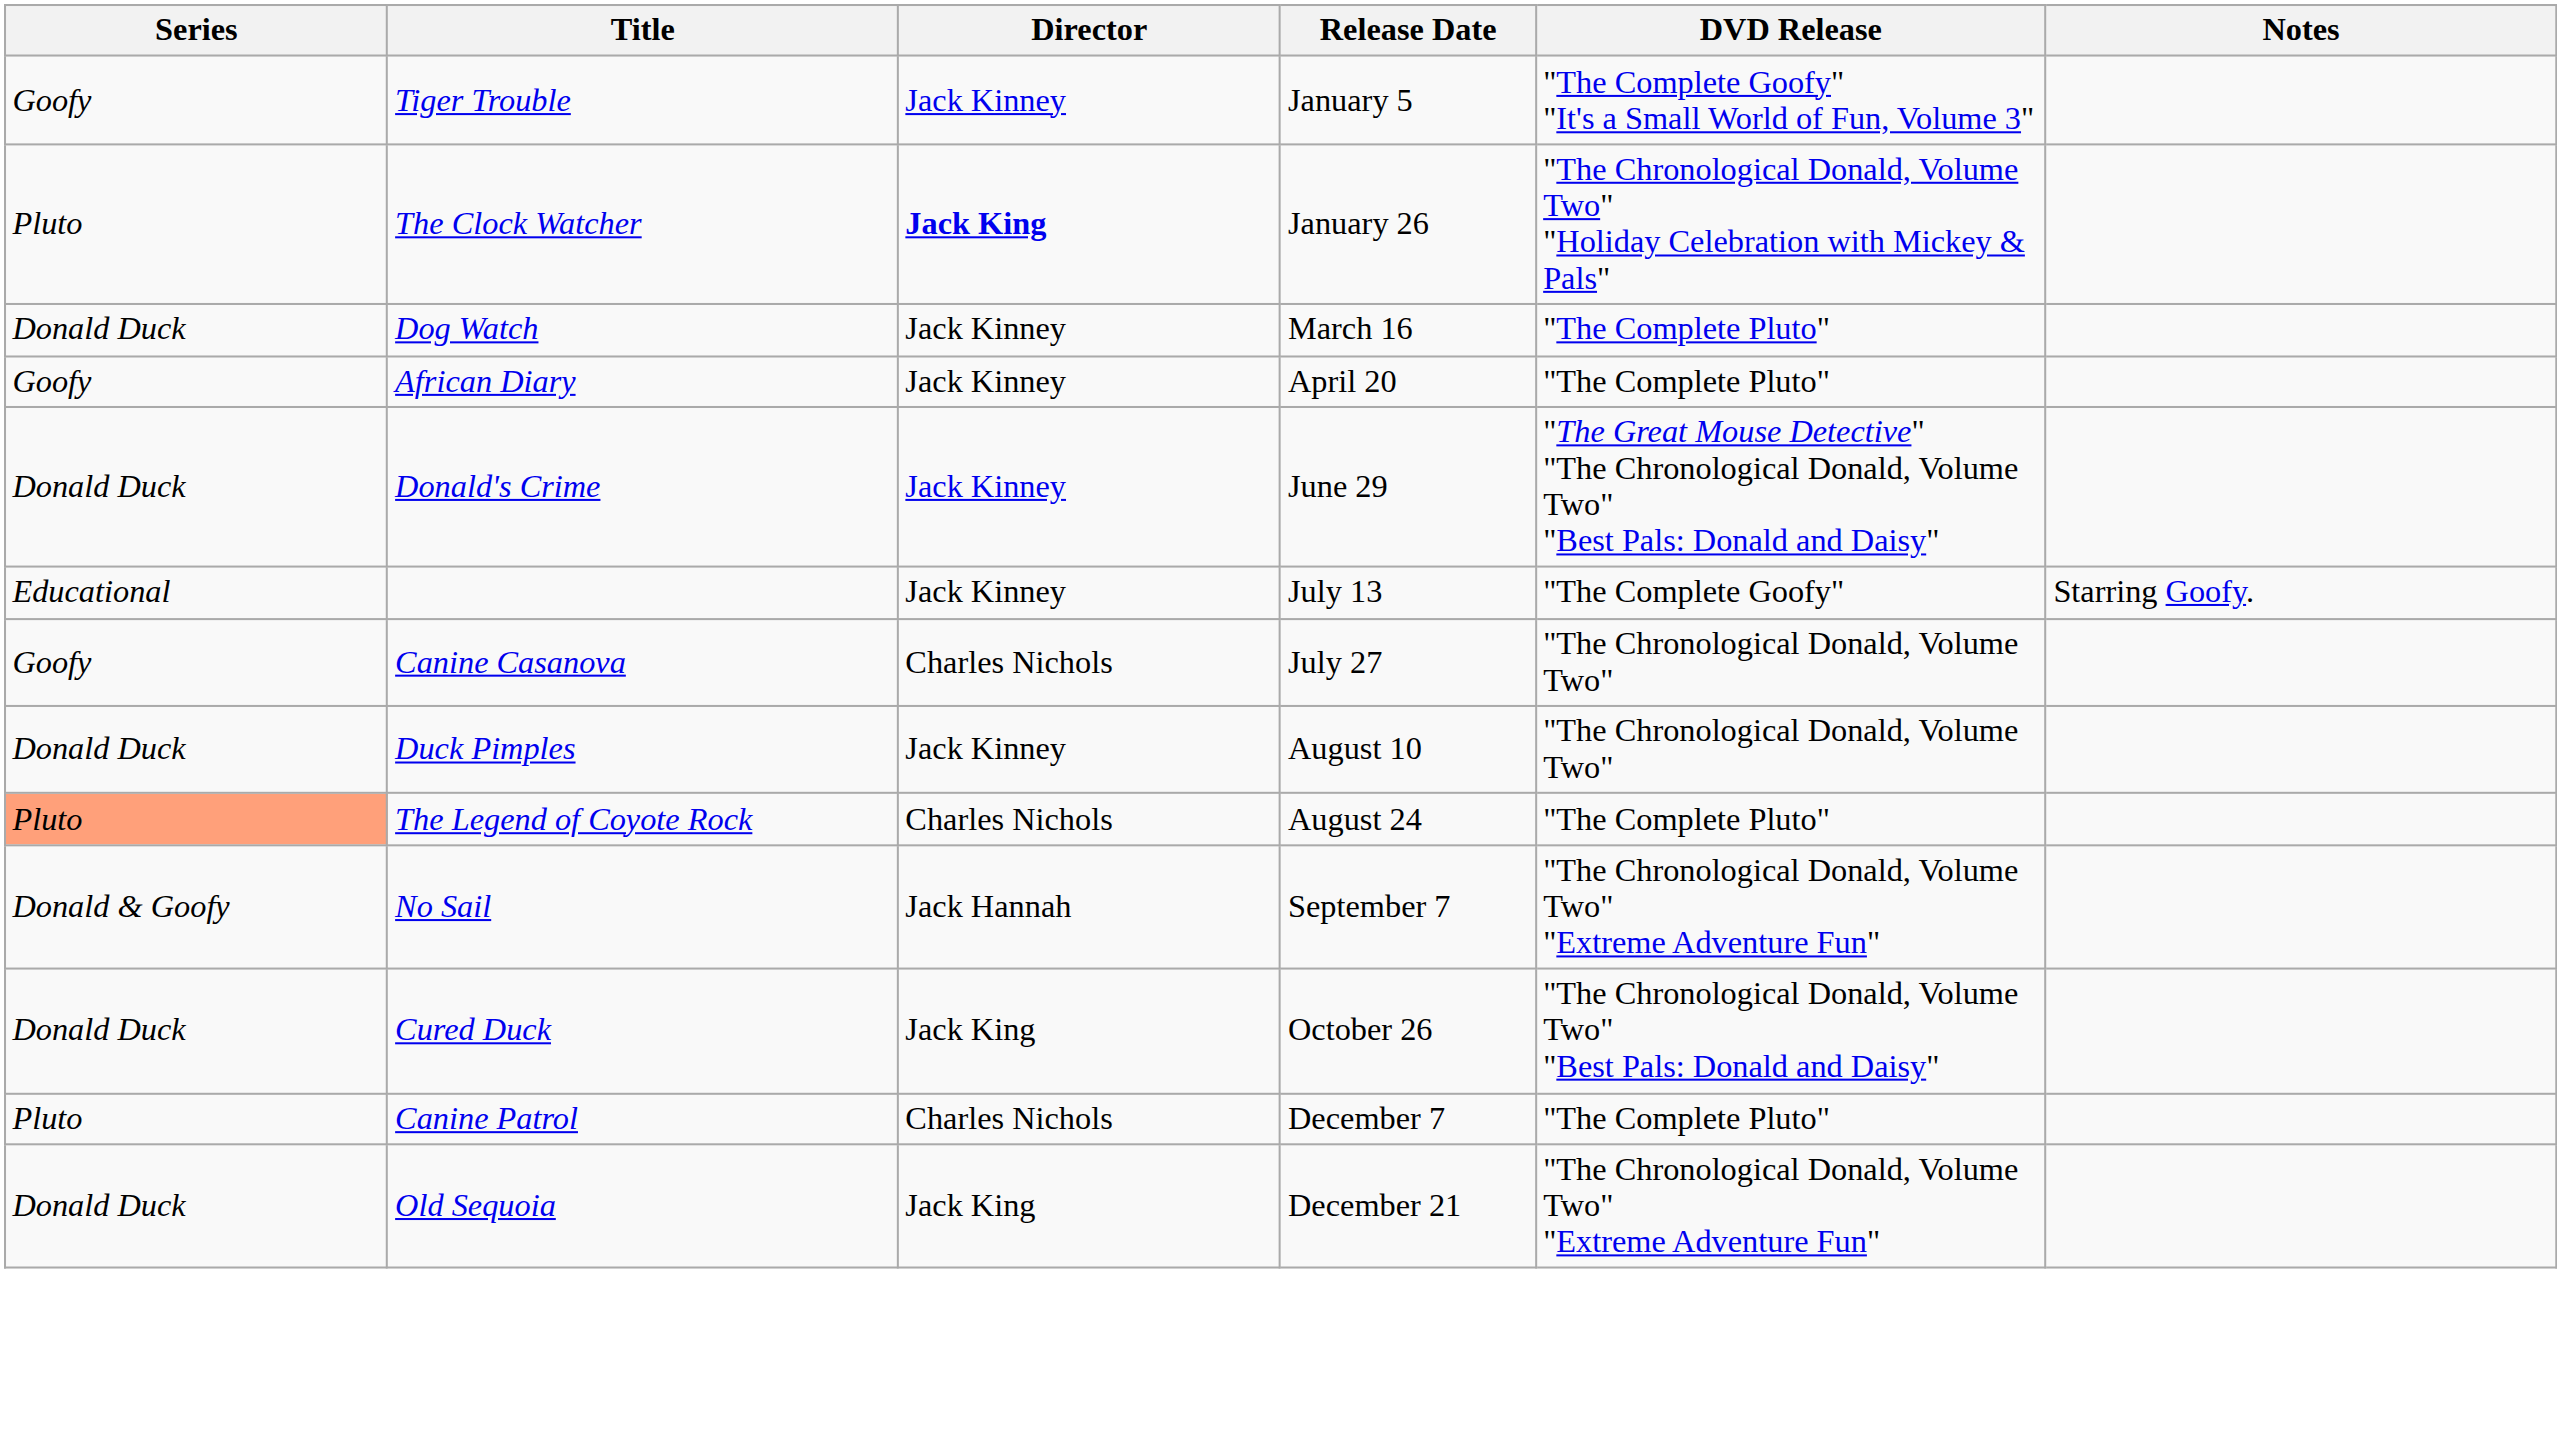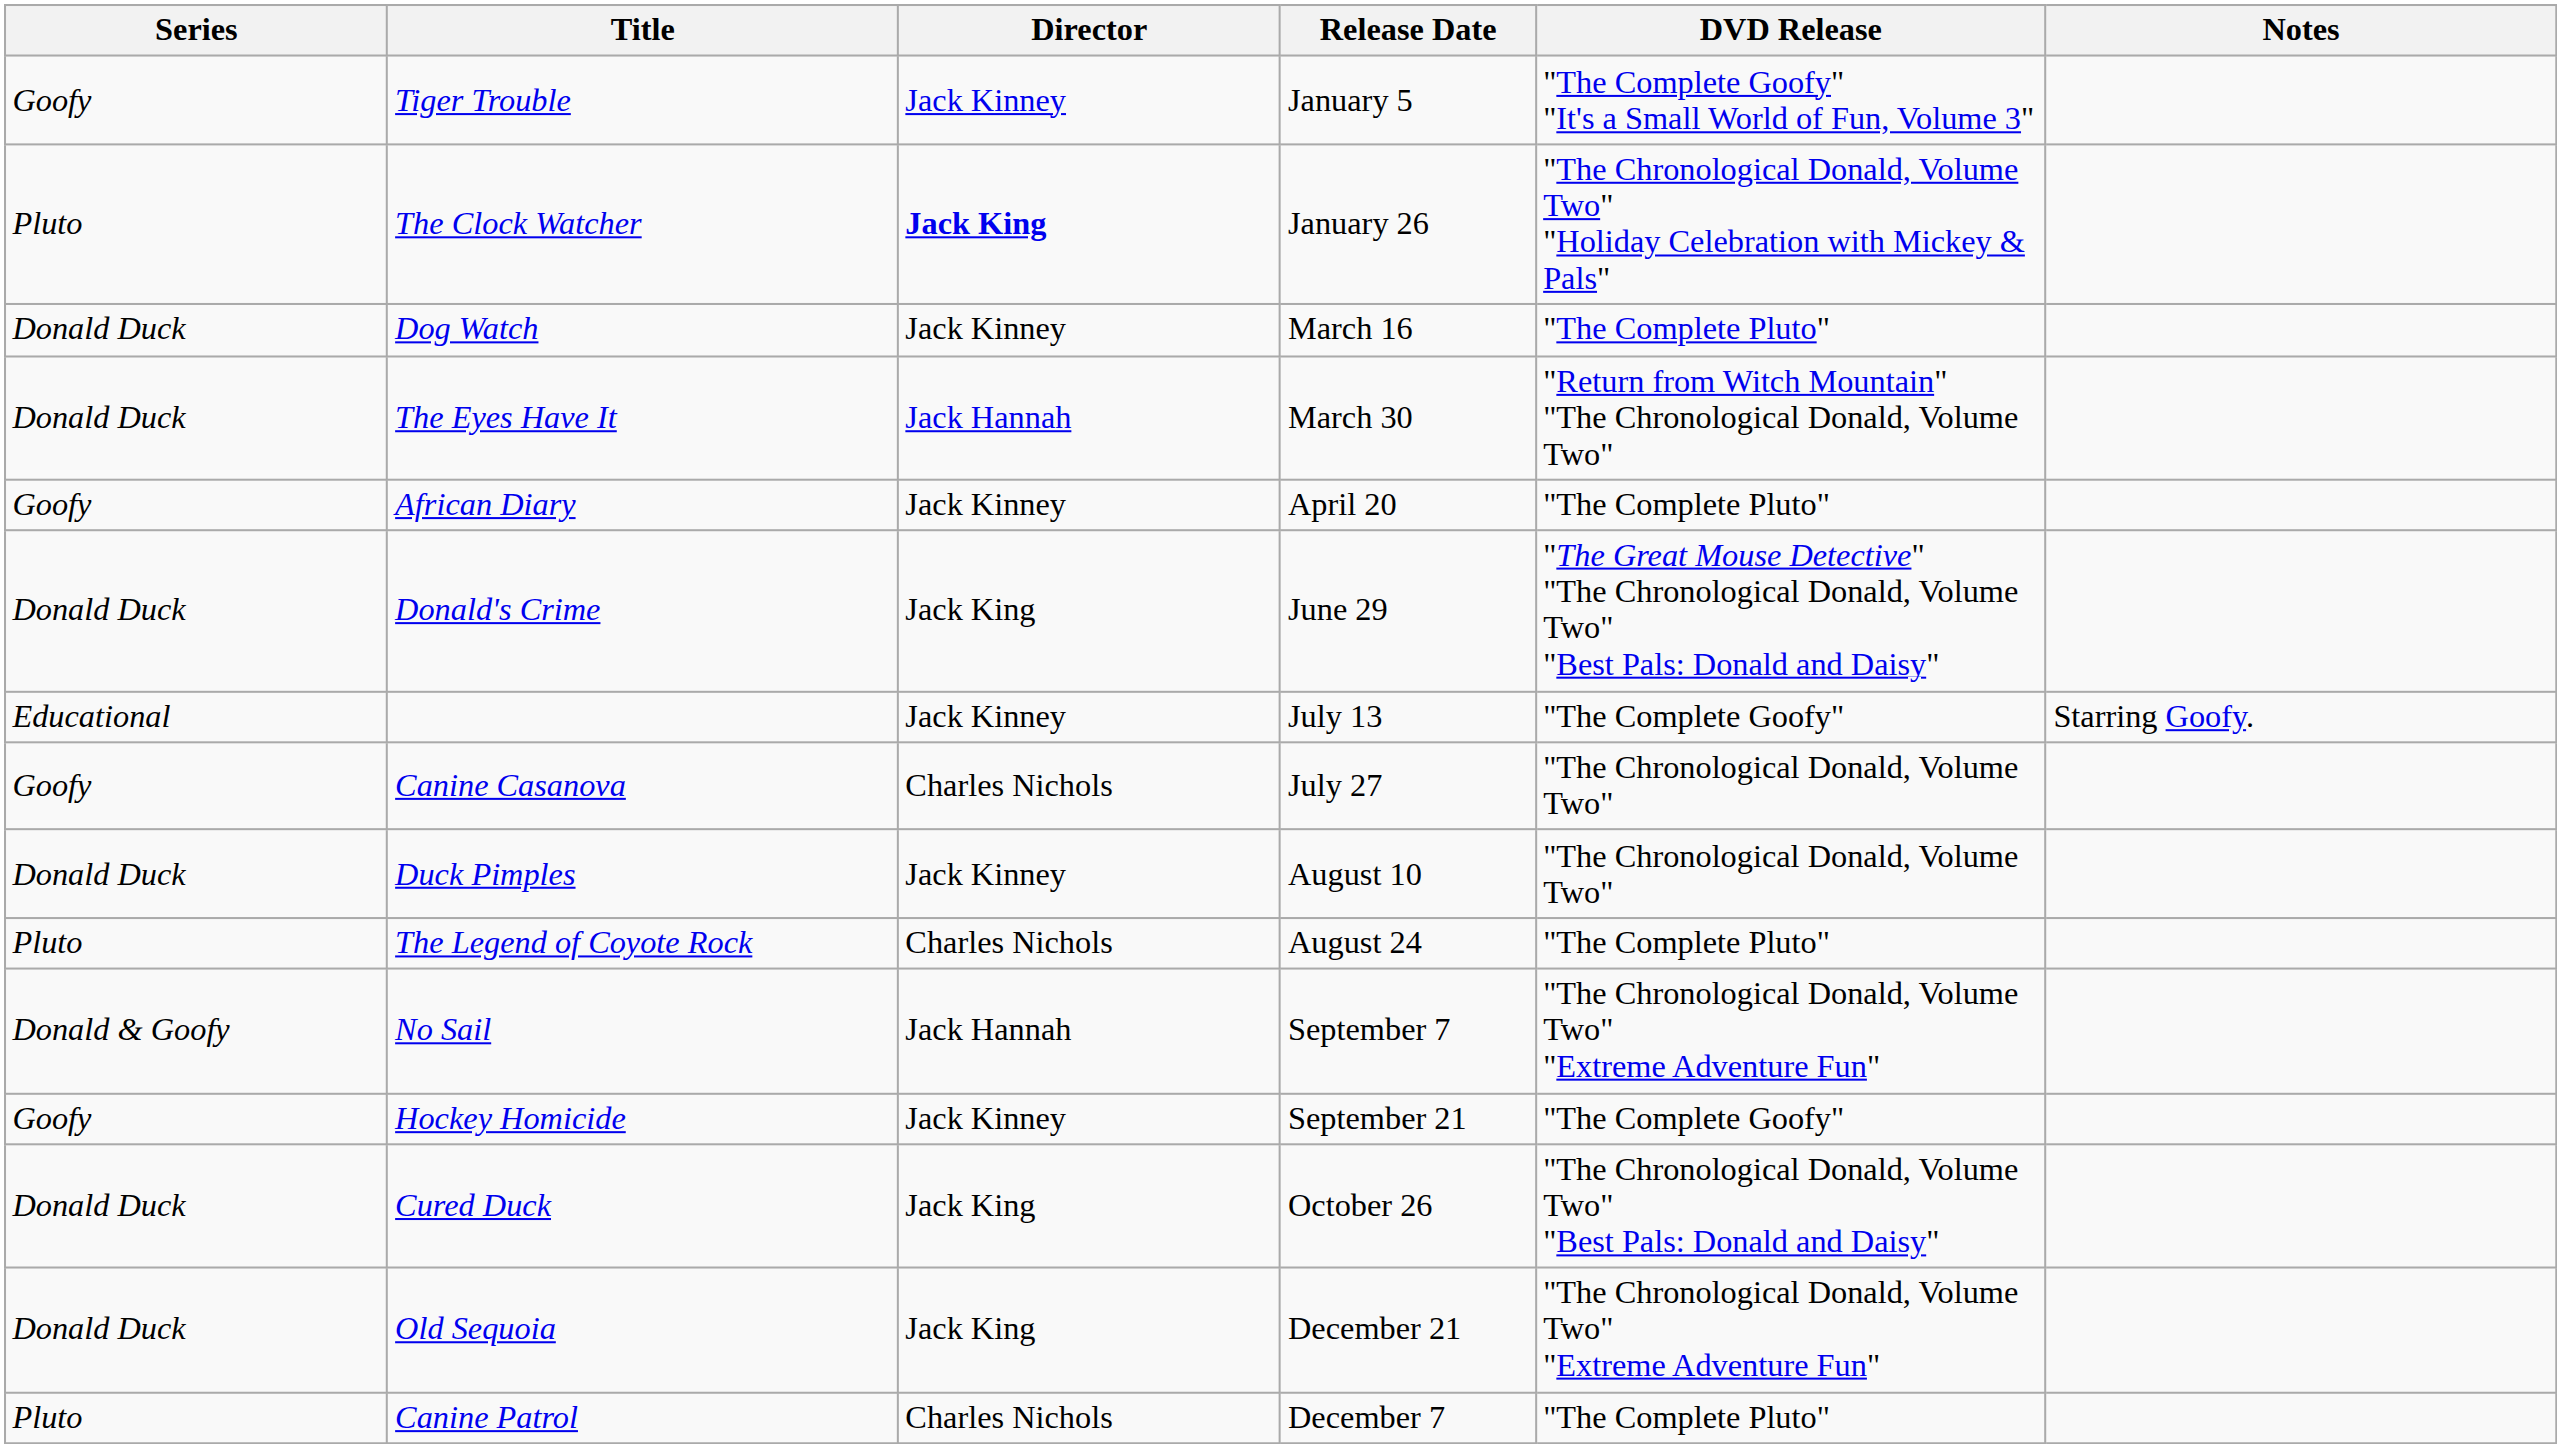+ row: (506, 416)
(986, 486) Jack Kinney -> (970, 610) Jack King
(47, 818) lightsalmon background -> (47, 942) no background
+ row: (510, 1117)
rows swapped: (487, 1117) <-> (475, 1205)
